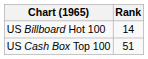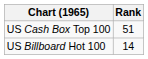rows swapped: (56, 29) <-> (59, 46)
